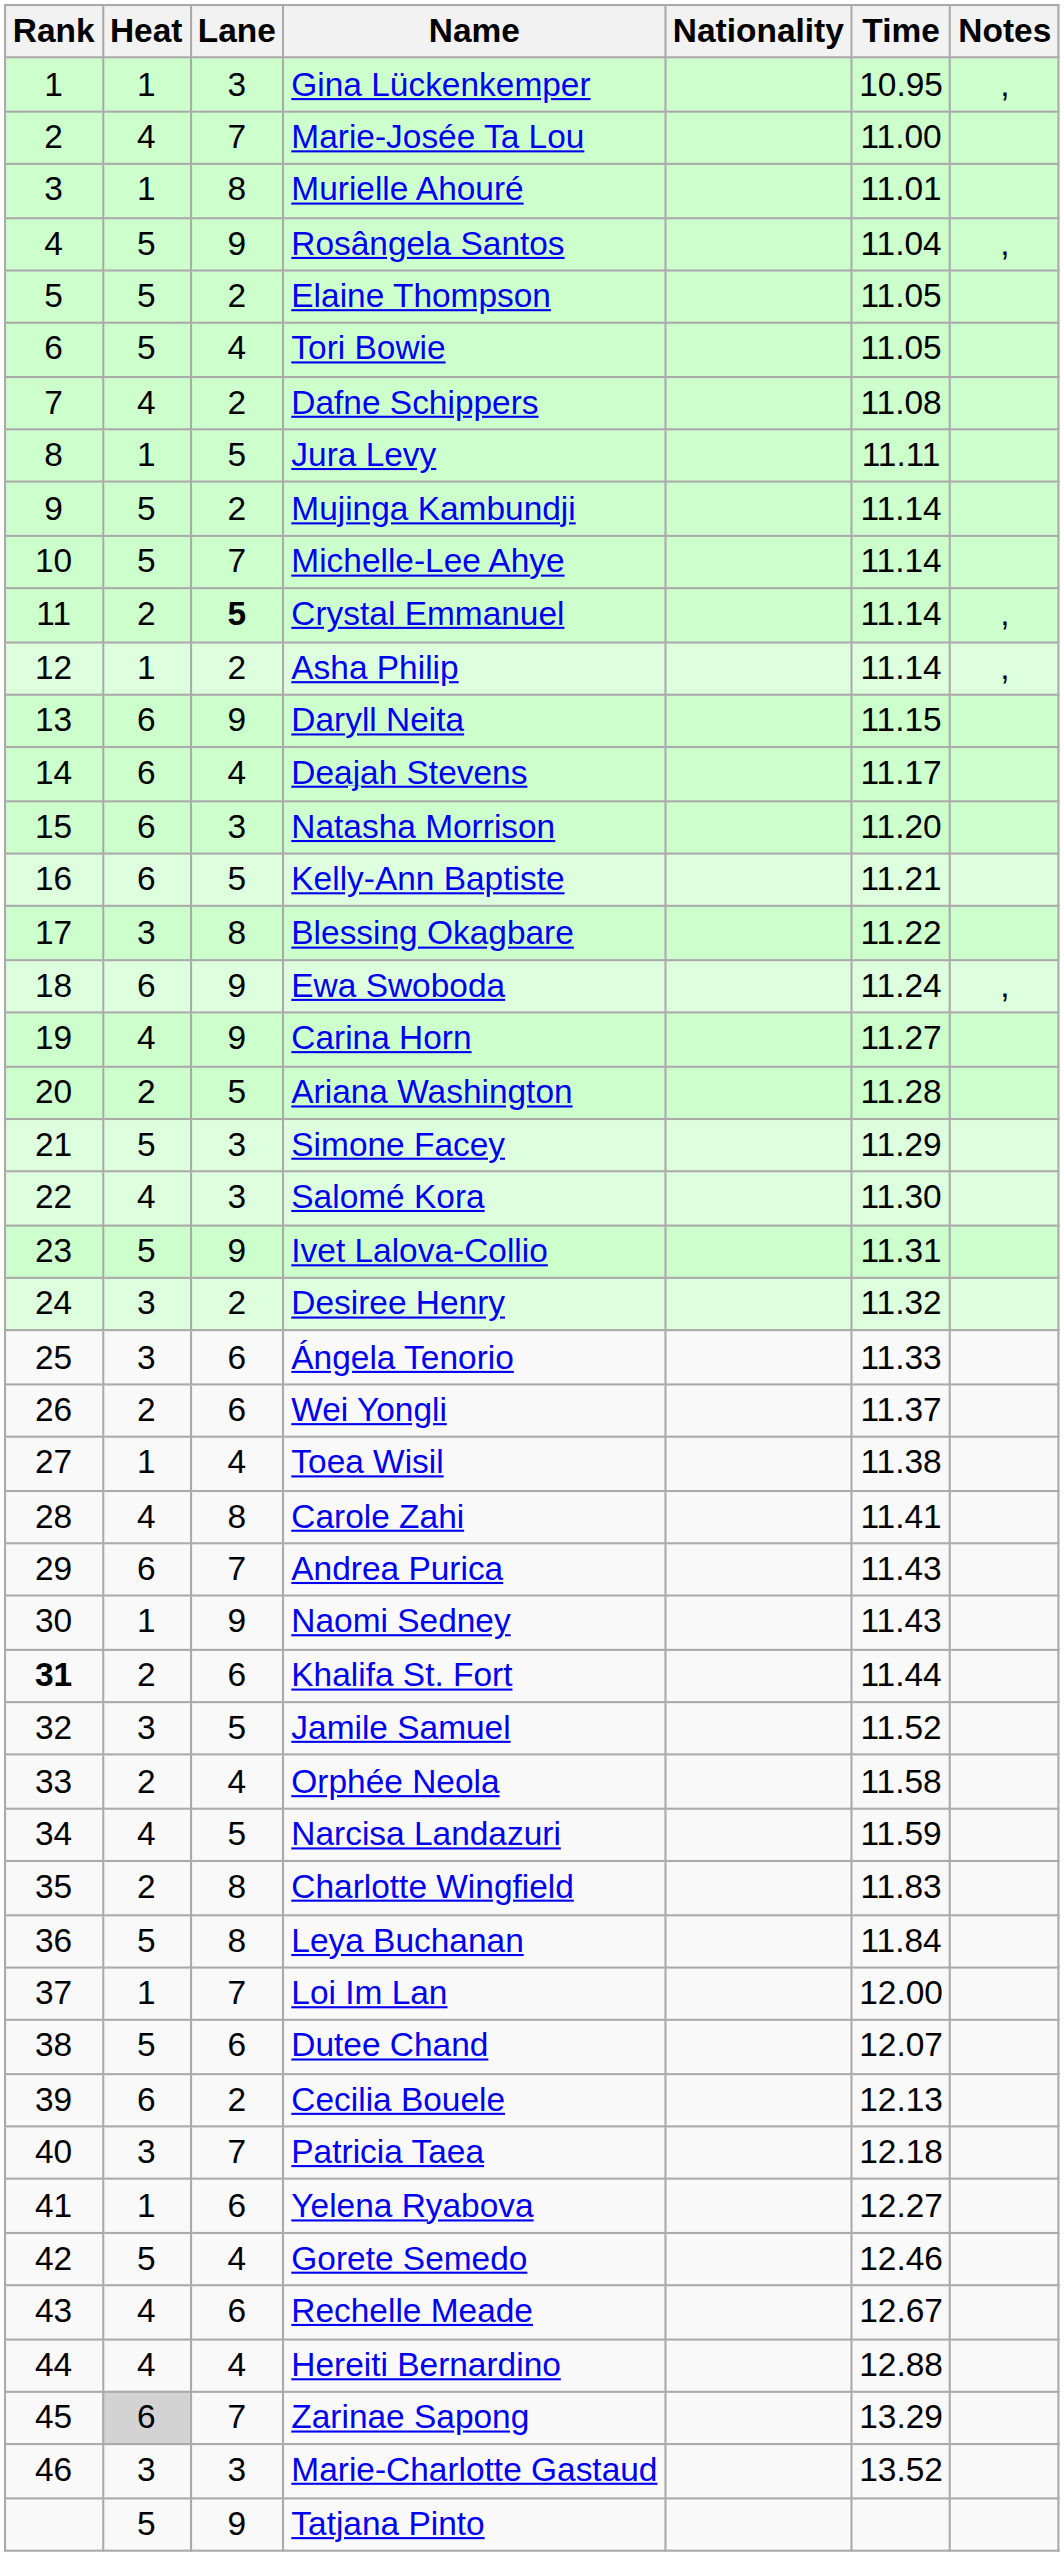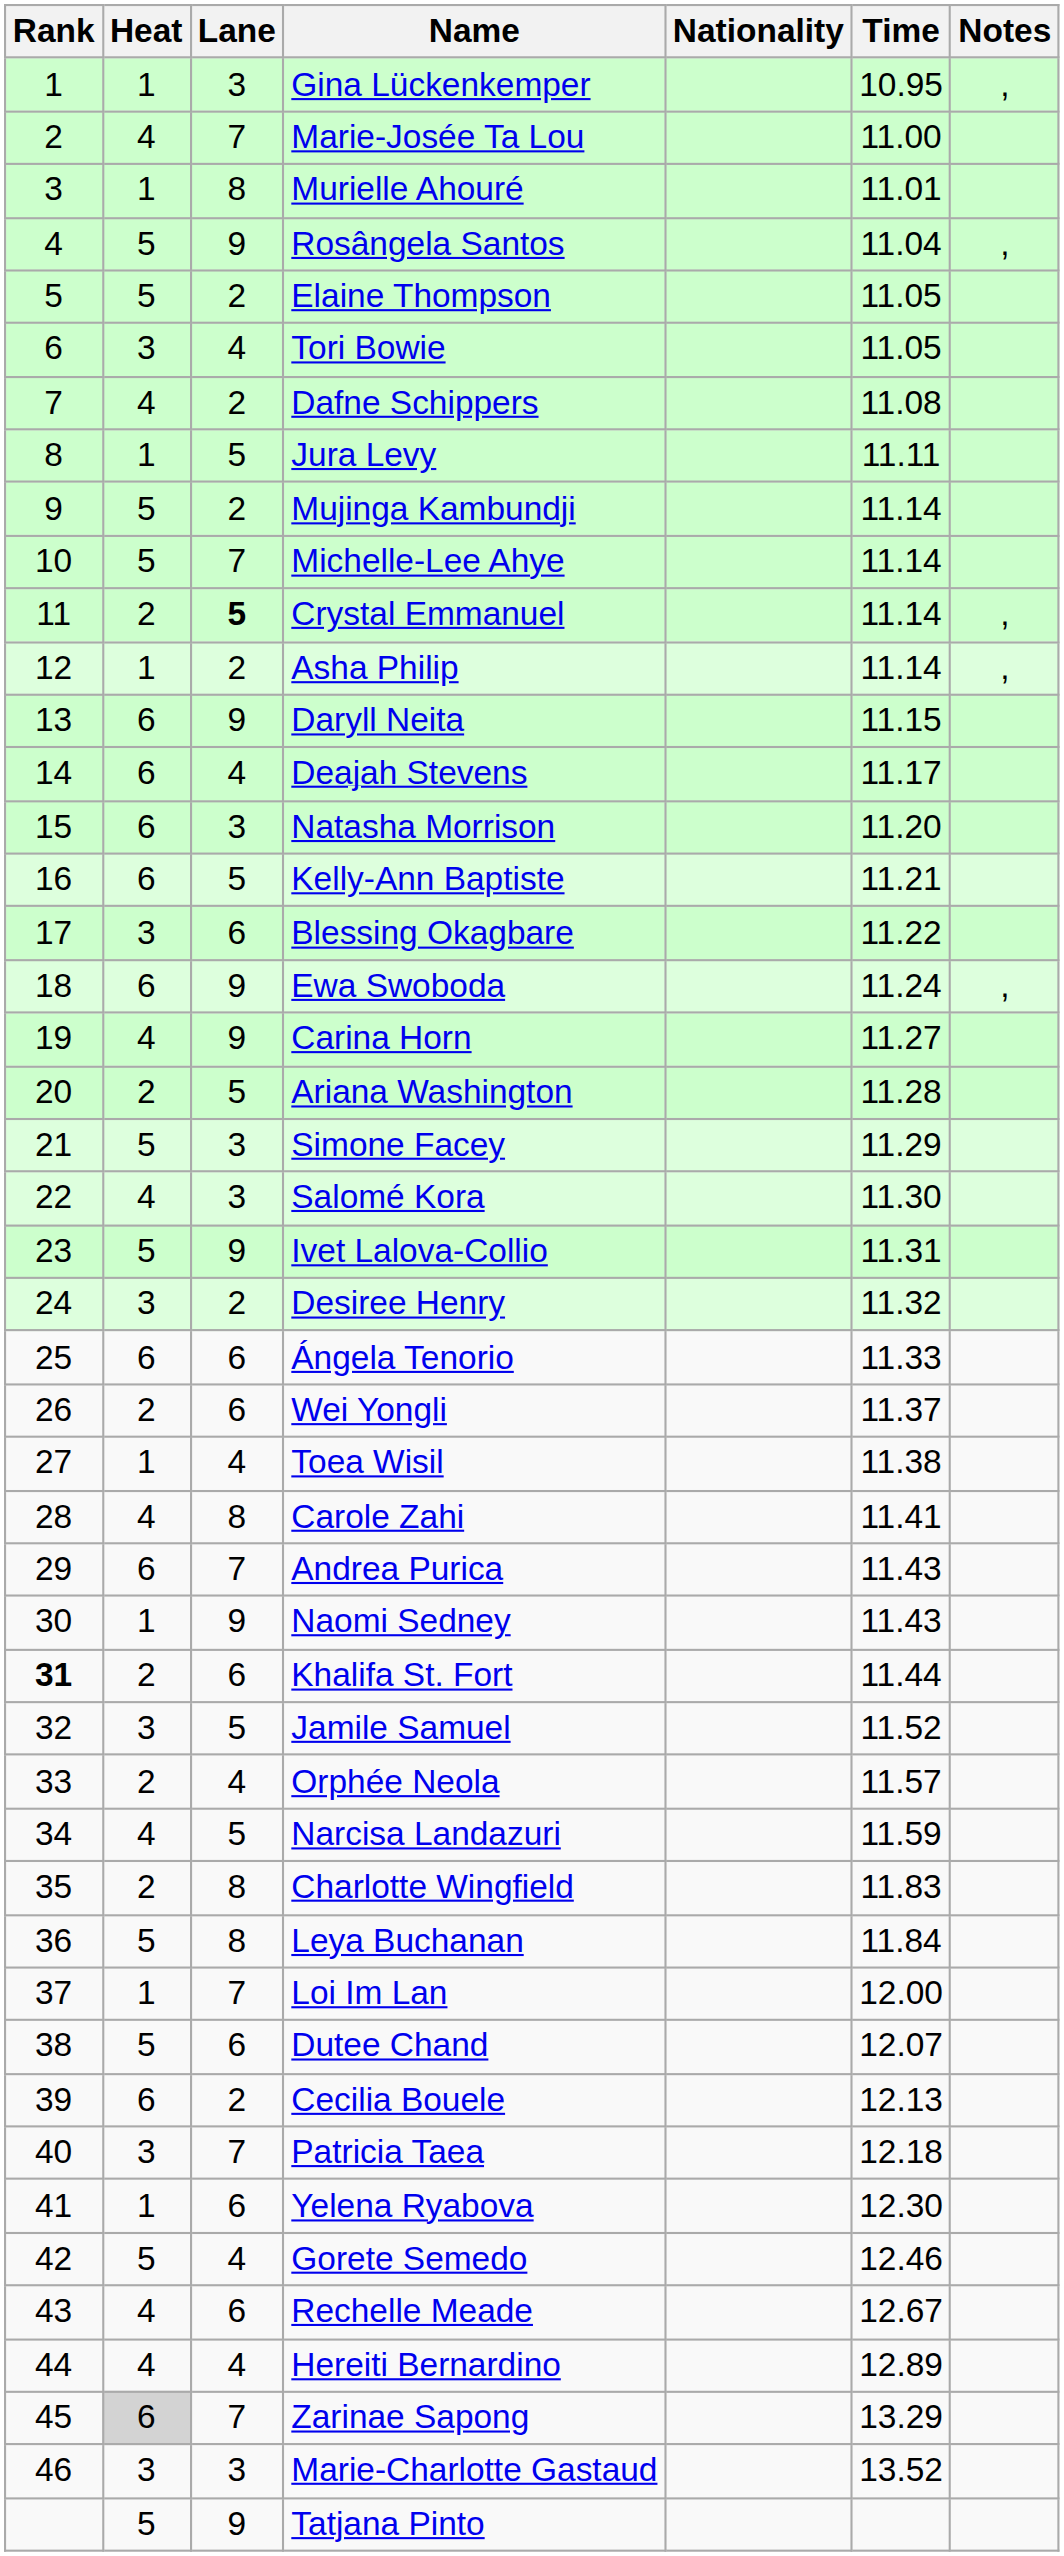(146, 349) 5 -> (146, 349) 3
(237, 932) 8 -> (237, 932) 6
(146, 1356) 3 -> (146, 1356) 6
(901, 1781) 11.58 -> (901, 1781) 11.57
(901, 2205) 12.27 -> (901, 2205) 12.30
(901, 2364) 12.88 -> (901, 2364) 12.89
